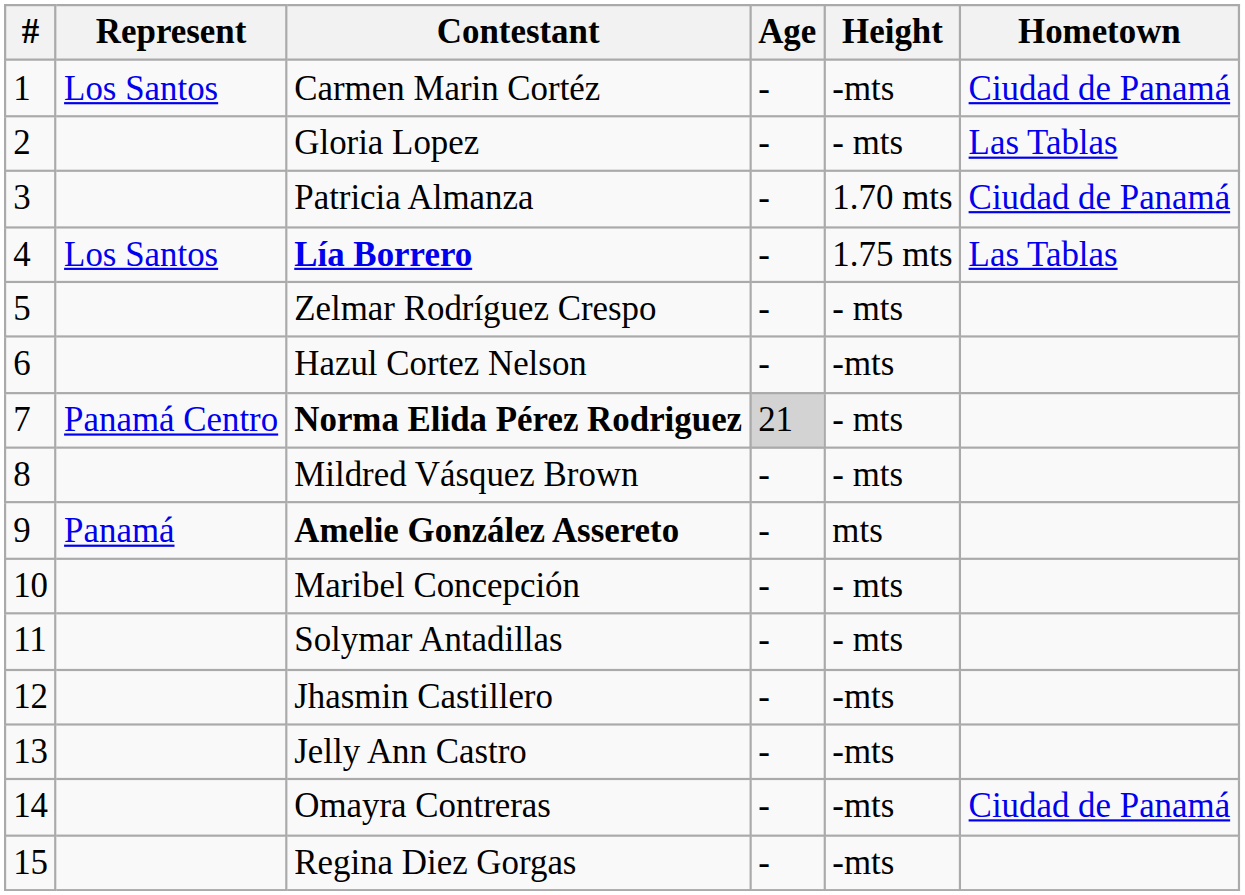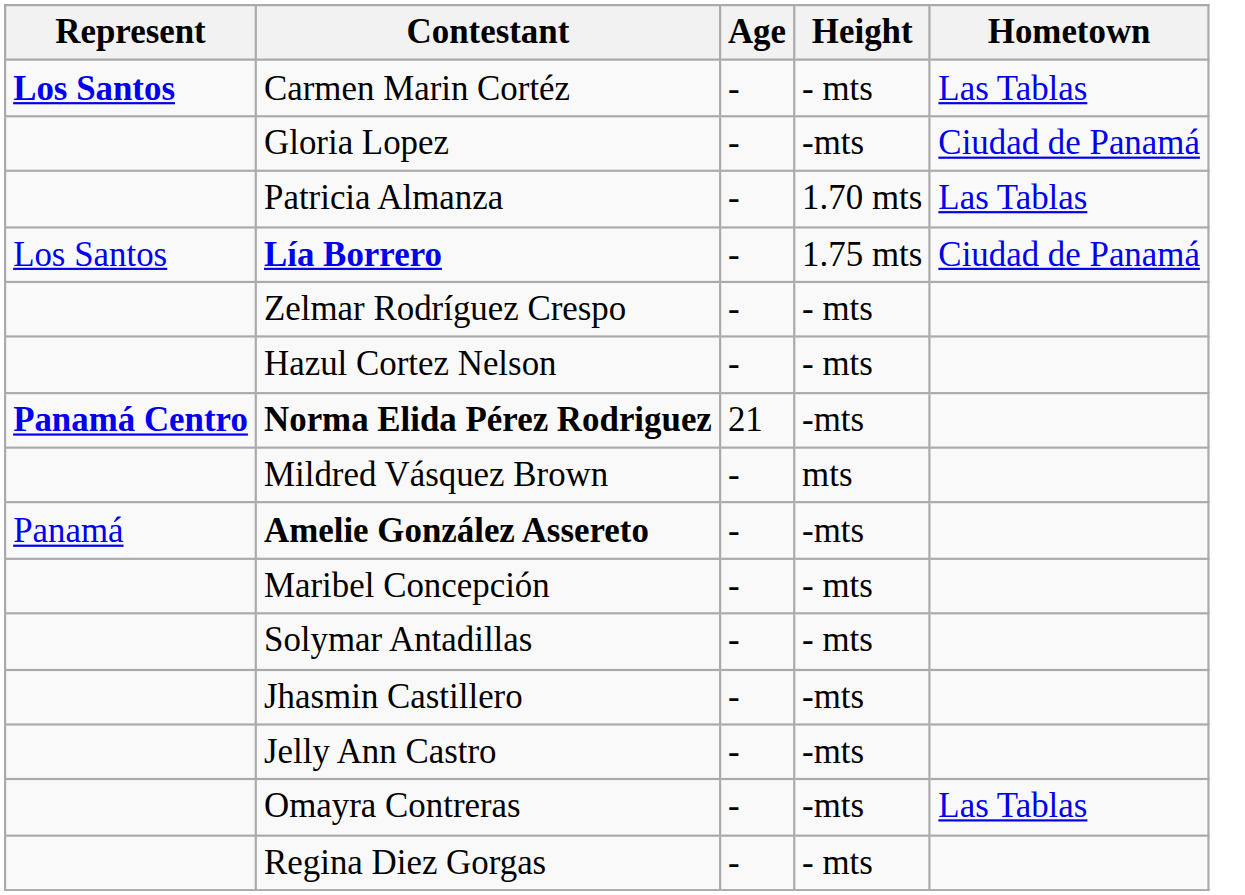- column: (31, 32)
(141, 87) normal -> (94, 87) bold
(863, 87) -mts -> (837, 87) - mts
(1099, 87) Ciudad de Panamá -> (1013, 87) Las Tablas
(868, 142) - mts -> (833, 142) -mts
(1043, 142) Las Tablas -> (1069, 142) Ciudad de Panamá
(1099, 198) Ciudad de Panamá -> (1013, 198) Las Tablas
(1043, 253) Las Tablas -> (1069, 253) Ciudad de Panamá
(863, 364) -mts -> (837, 364) - mts
(171, 419) normal -> (131, 419) bold
(776, 419) lightgrey background -> (745, 419) no background
(868, 419) - mts -> (833, 419) -mts
(868, 474) - mts -> (827, 474) mts
(858, 530) mts -> (833, 530) -mts
(1099, 806) Ciudad de Panamá -> (1013, 806) Las Tablas
(863, 861) -mts -> (837, 861) - mts
